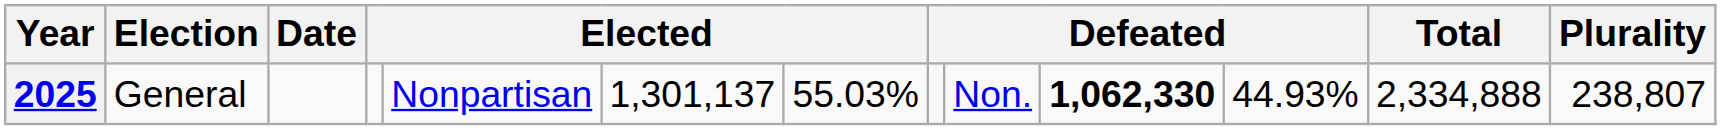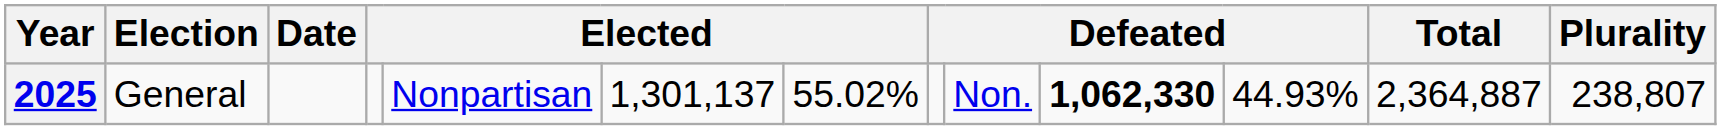(856, 93) 55.03% -> (856, 93) 55.02%
(1459, 93) 2,334,888 -> (1459, 93) 2,364,887
